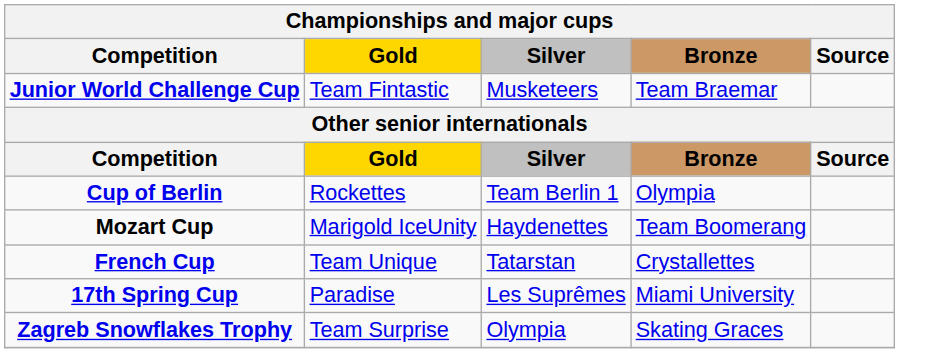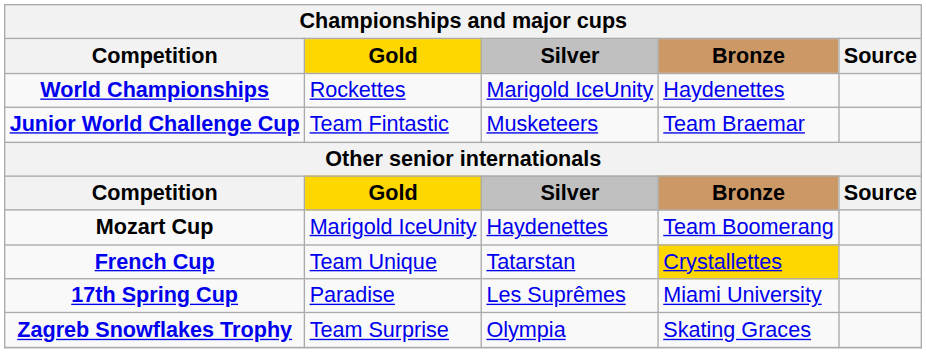+ row: (155, 90)
- row: (155, 192)
(695, 261) no background -> (723, 261) gold background
